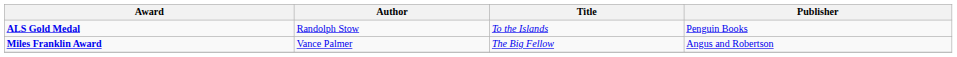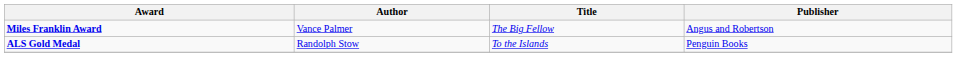rows swapped: (43, 28) <-> (54, 44)
